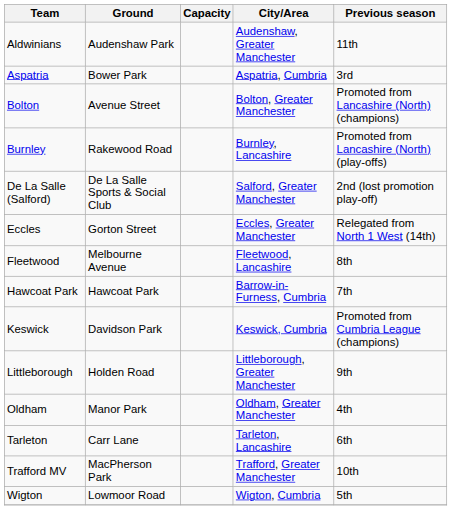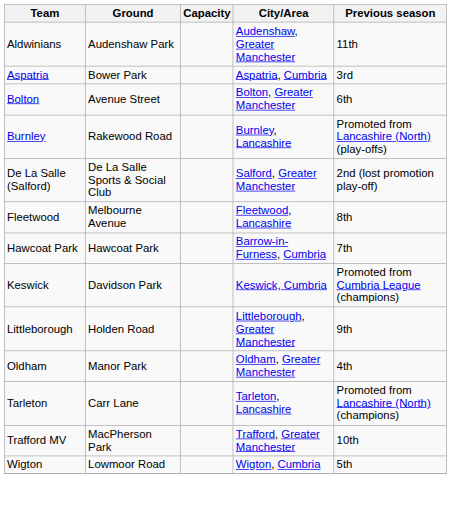(384, 105) Promoted from Lancashire (North) (champions) -> (345, 99) 6th
- row: (24, 230)
(345, 440) 6th -> (384, 403) Promoted from Lancashire (North) (champions)
